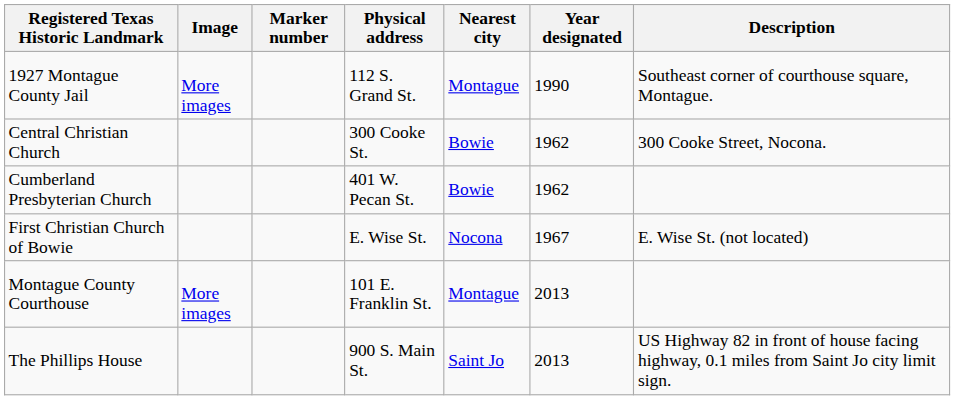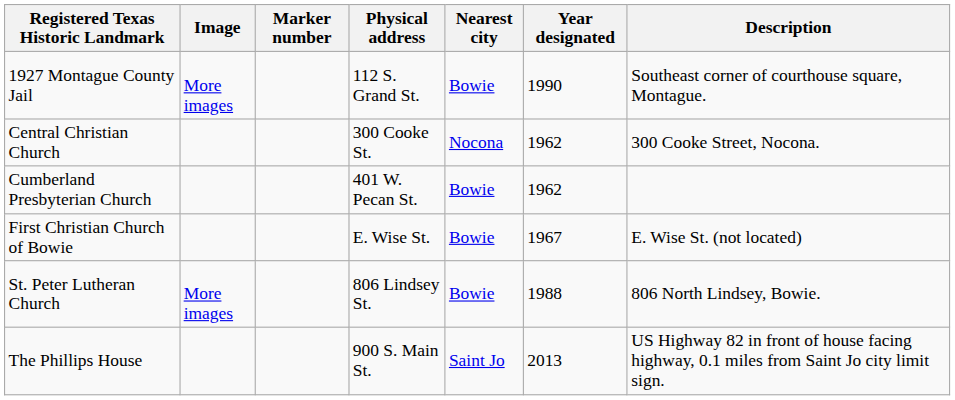(484, 85) Montague -> (472, 85) Bowie
(471, 142) Bowie -> (476, 142) Nocona
(475, 236) Nocona -> (472, 236) Bowie
- row: (72, 293)
+ row: (72, 293)
